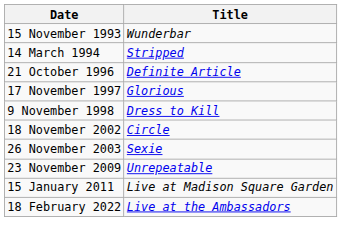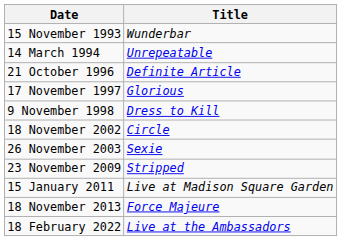(155, 53) Stripped -> (170, 53) Unrepeatable
(170, 168) Unrepeatable -> (155, 168) Stripped
+ row: (64, 207)
